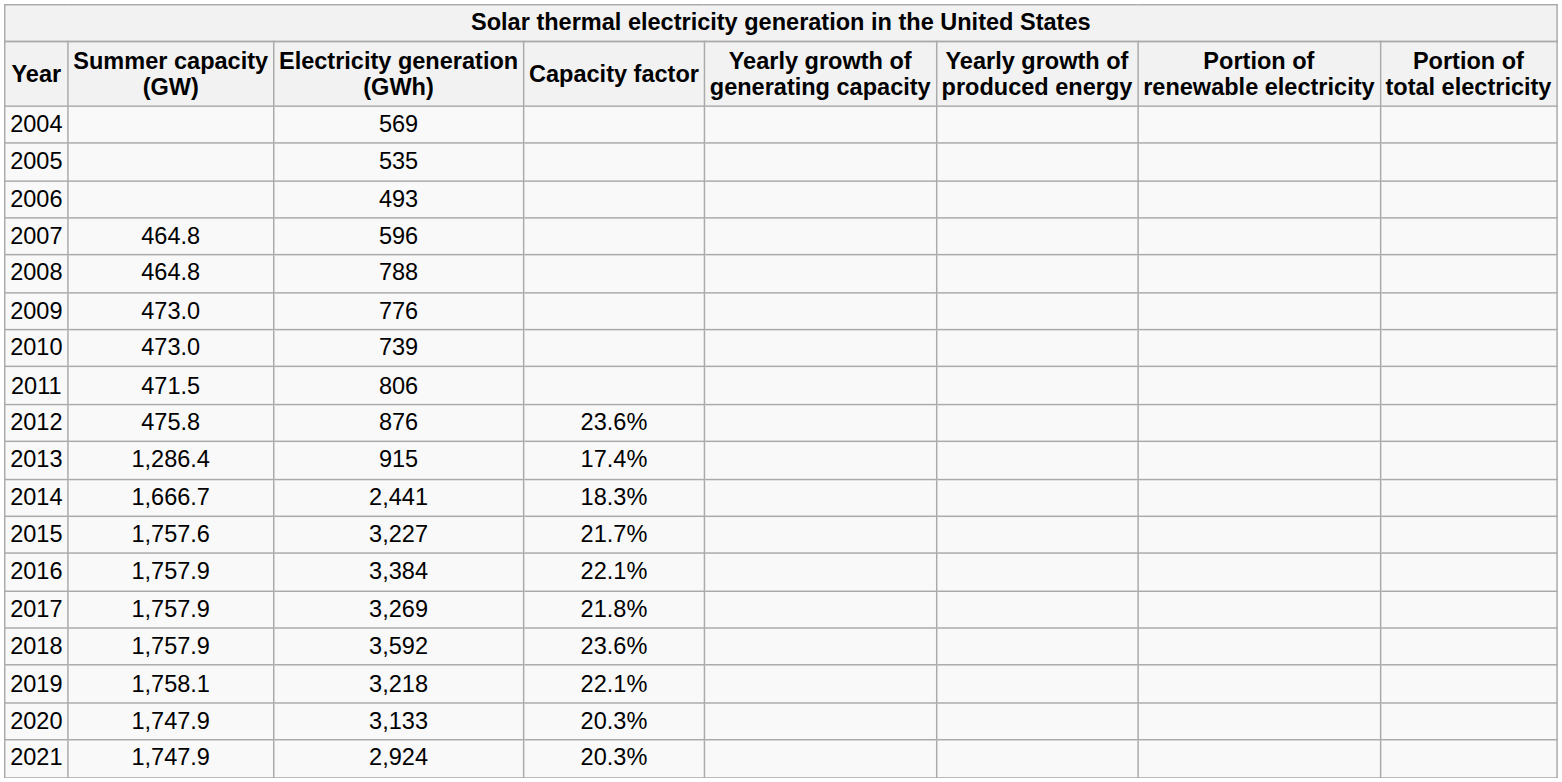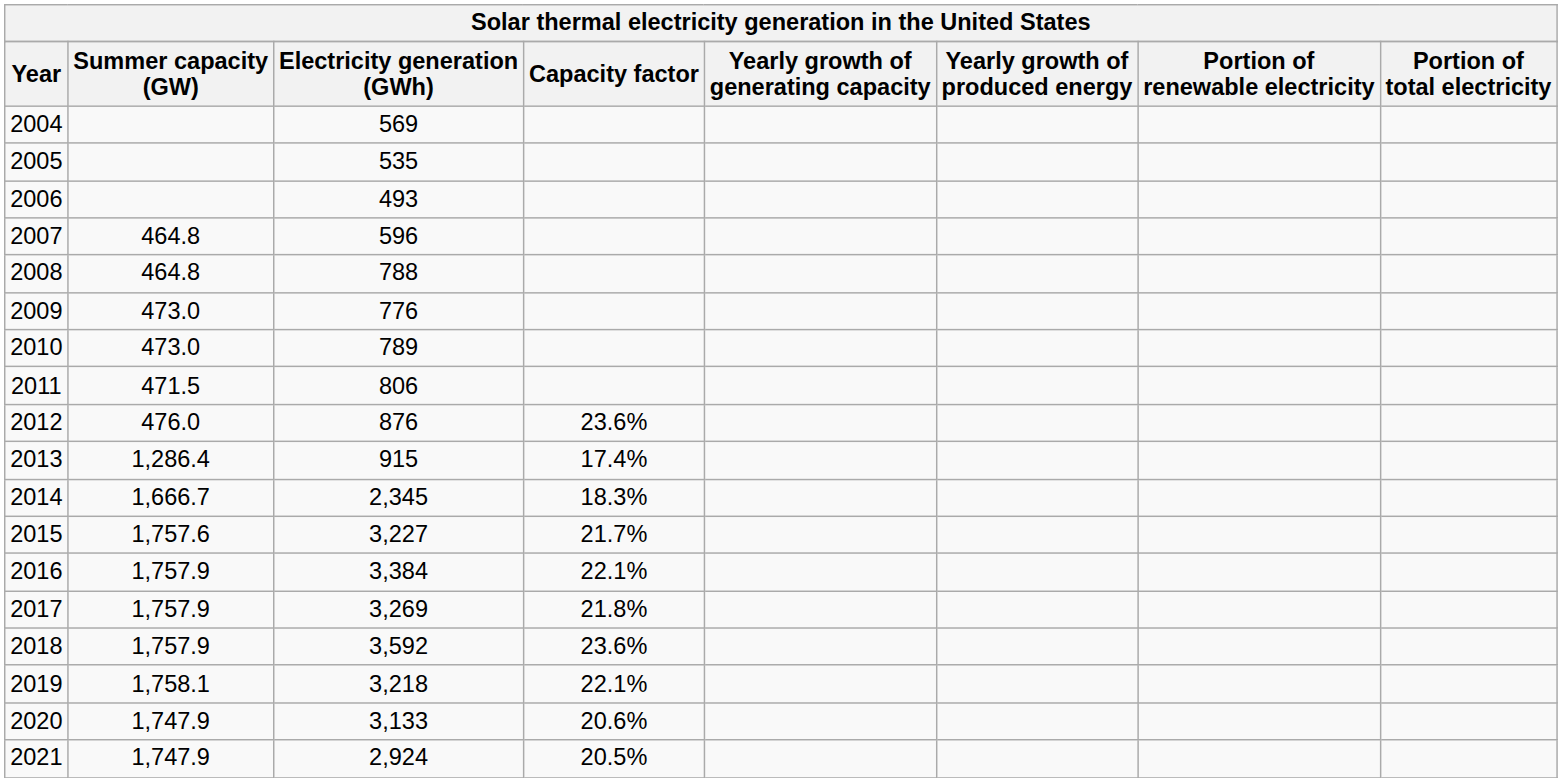(399, 348) 739 -> (399, 348) 789
(171, 422) 475.8 -> (171, 422) 476.0
(399, 497) 2,441 -> (399, 497) 2,345
(614, 721) 20.3% -> (614, 721) 20.6%
(614, 758) 20.3% -> (614, 758) 20.5%
